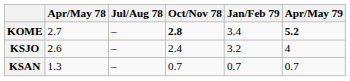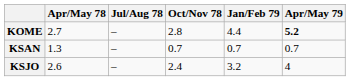(175, 31) bold -> (175, 31) normal
(234, 31) 3.4 -> (234, 31) 4.4
rows swapped: (25, 48) <-> (25, 66)
